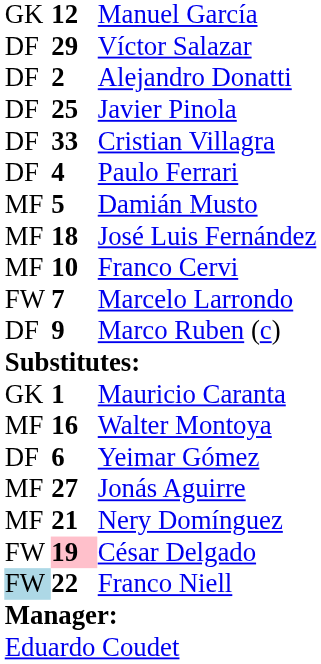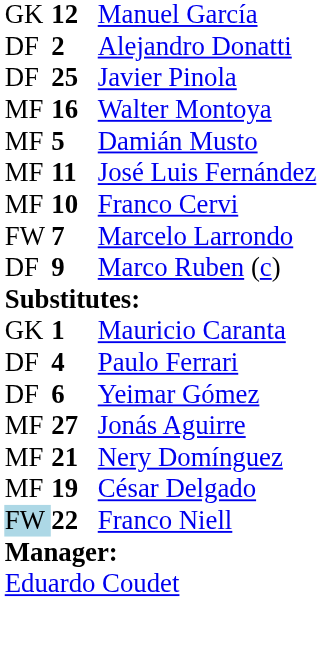- row: (175, 46)
- row: (186, 140)
rows swapped: (185, 425) <-> (168, 172)
(65, 235) 18 -> (64, 172) 11
(25, 551) FW -> (24, 488) MF
(65, 551) pink background -> (65, 488) no background
